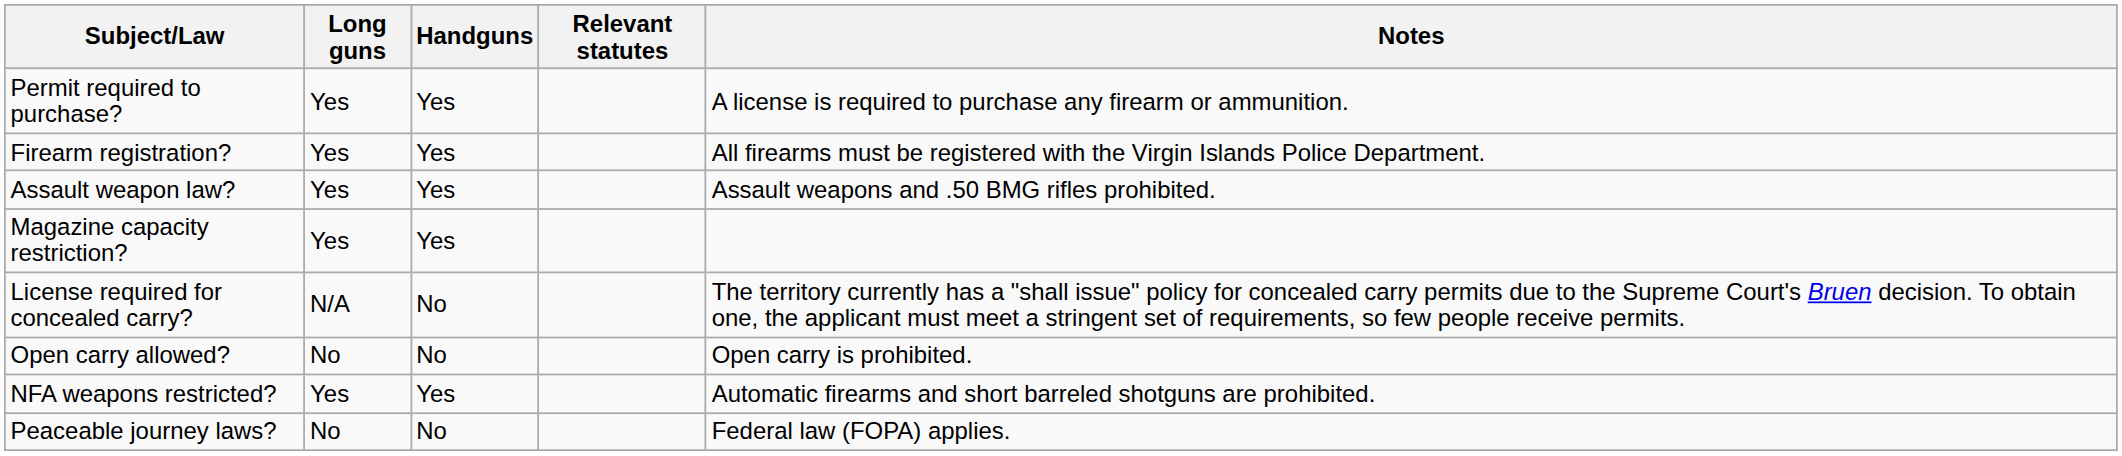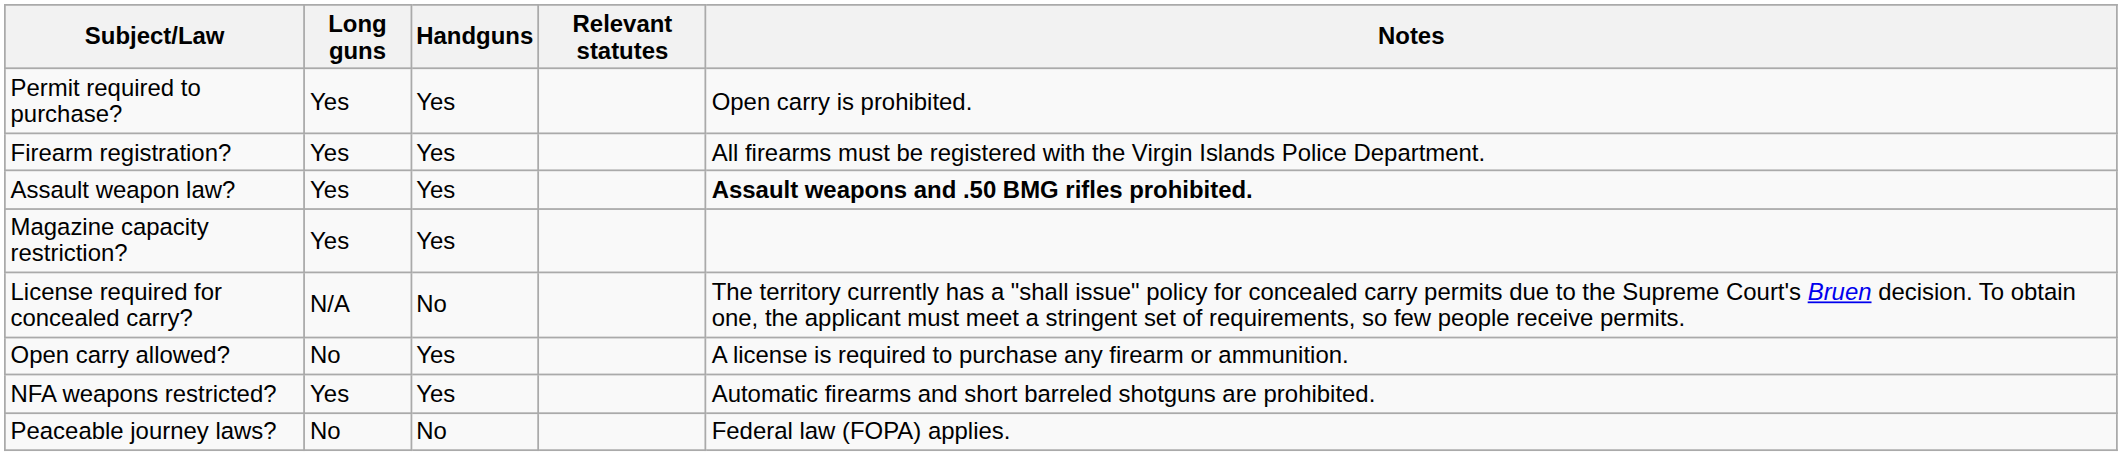(1030, 101) A license is required to purchase any firearm or ammunition. -> (842, 101) Open carry is prohibited.
(964, 189) normal -> (982, 189) bold
(432, 355) No -> (436, 355) Yes
(842, 355) Open carry is prohibited. -> (1030, 355) A license is required to purchase any firearm or ammunition.
